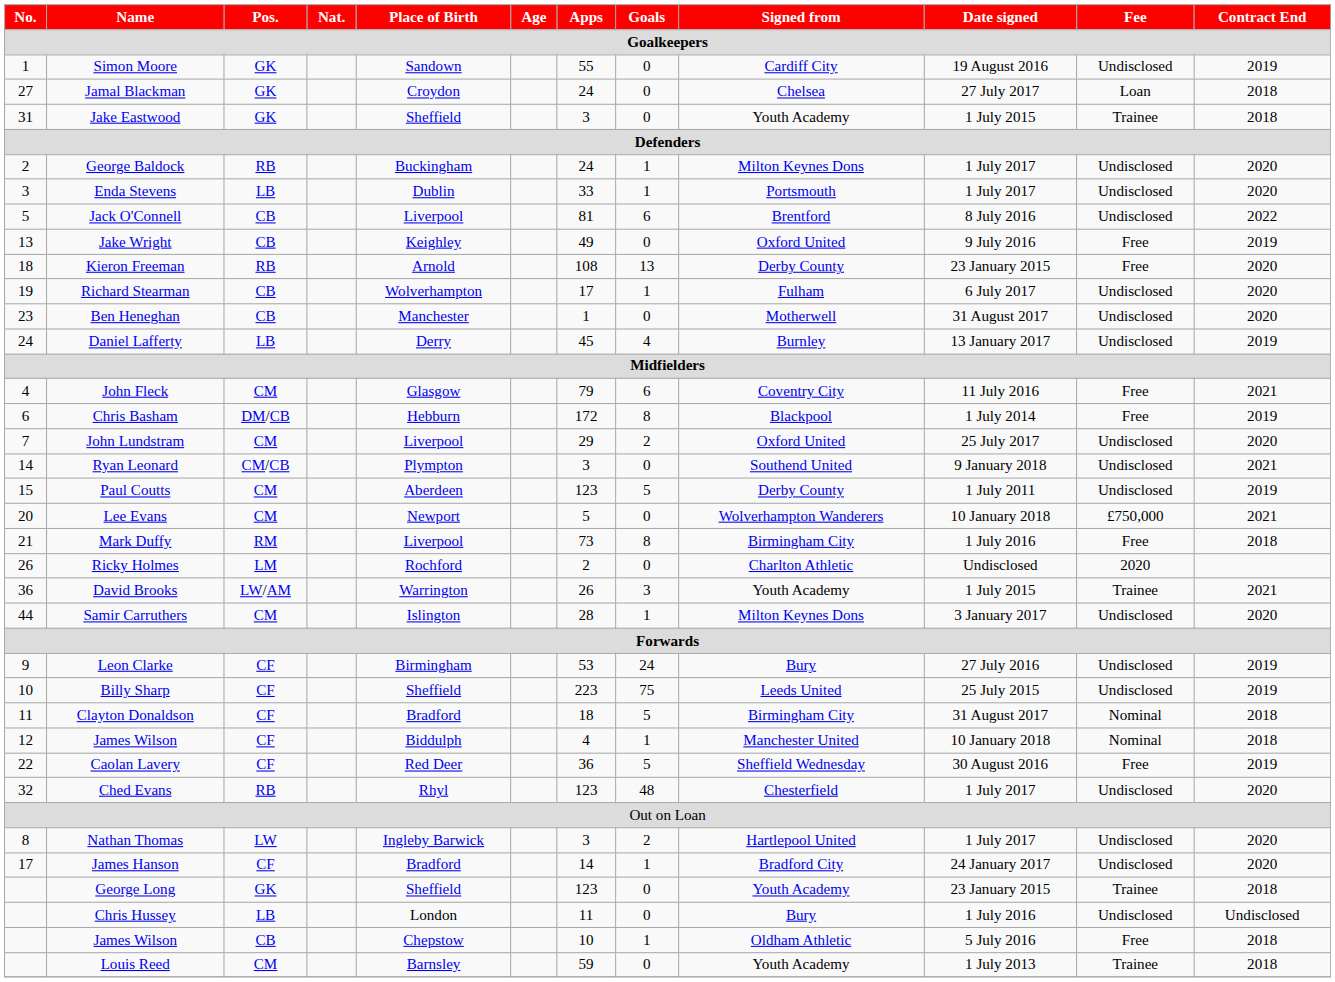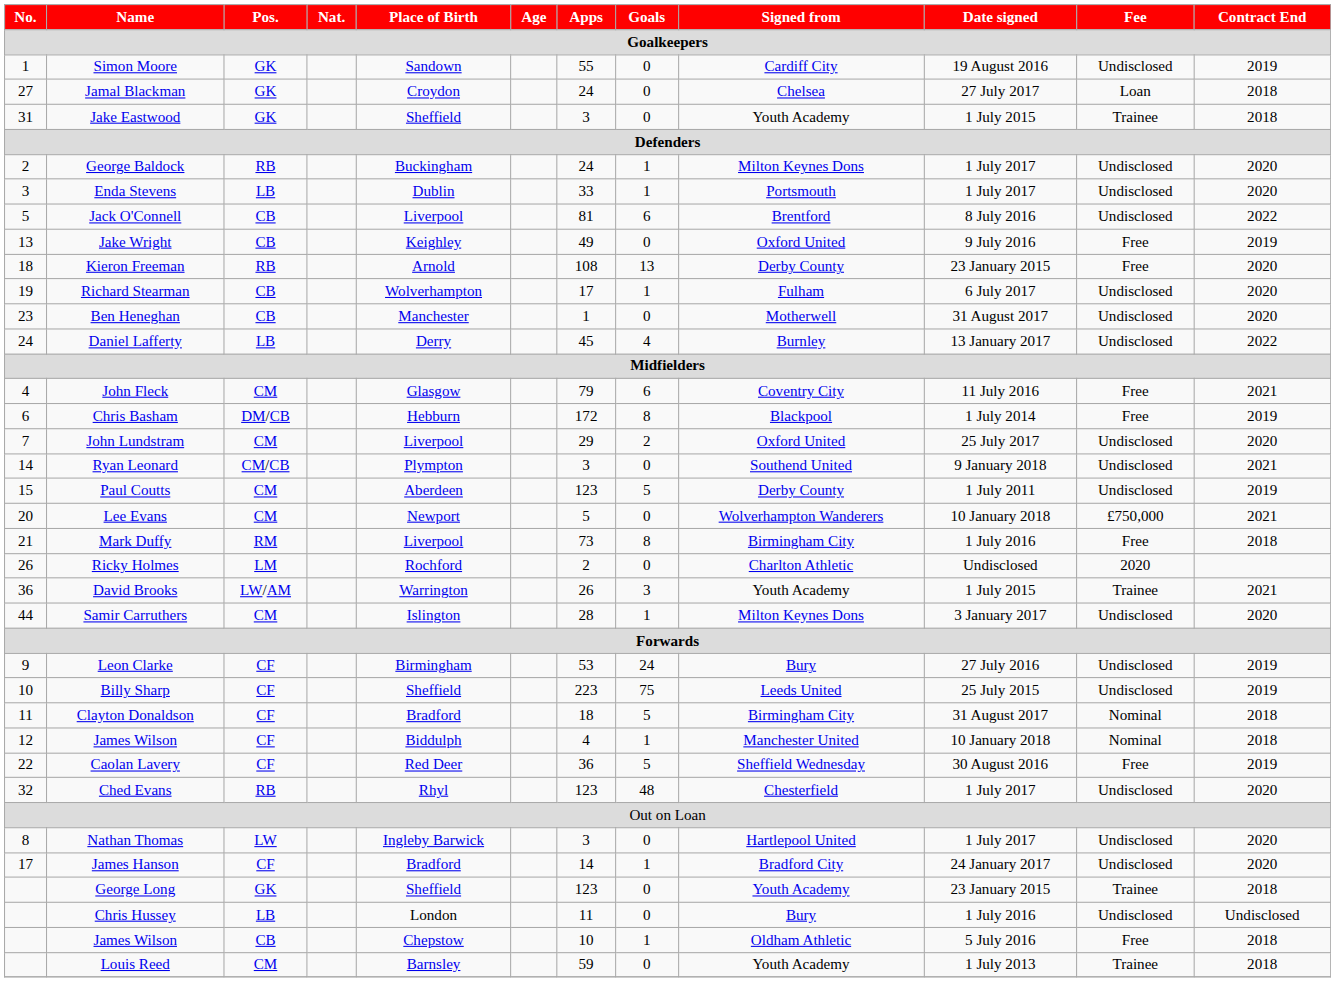(1262, 341) 2019 -> (1262, 341) 2022
(647, 840) 2 -> (647, 840) 0
